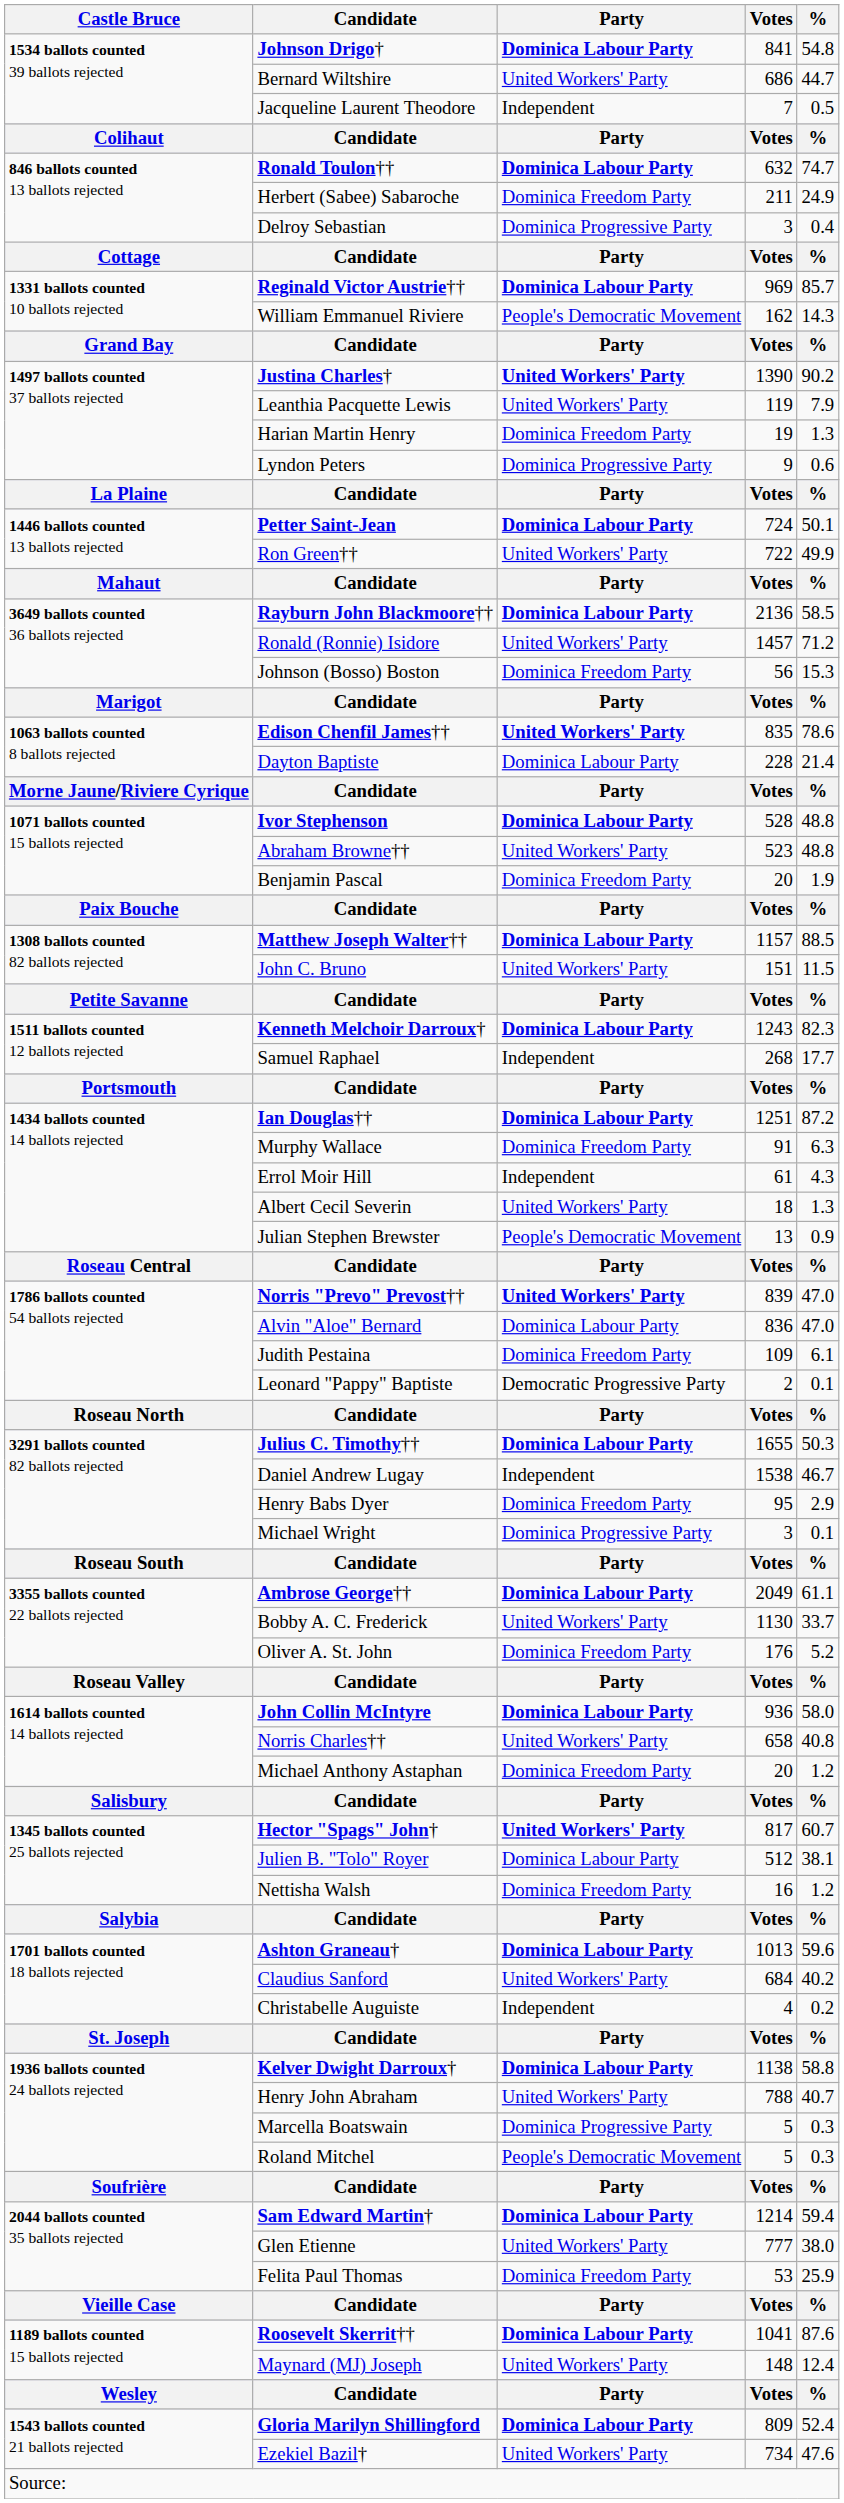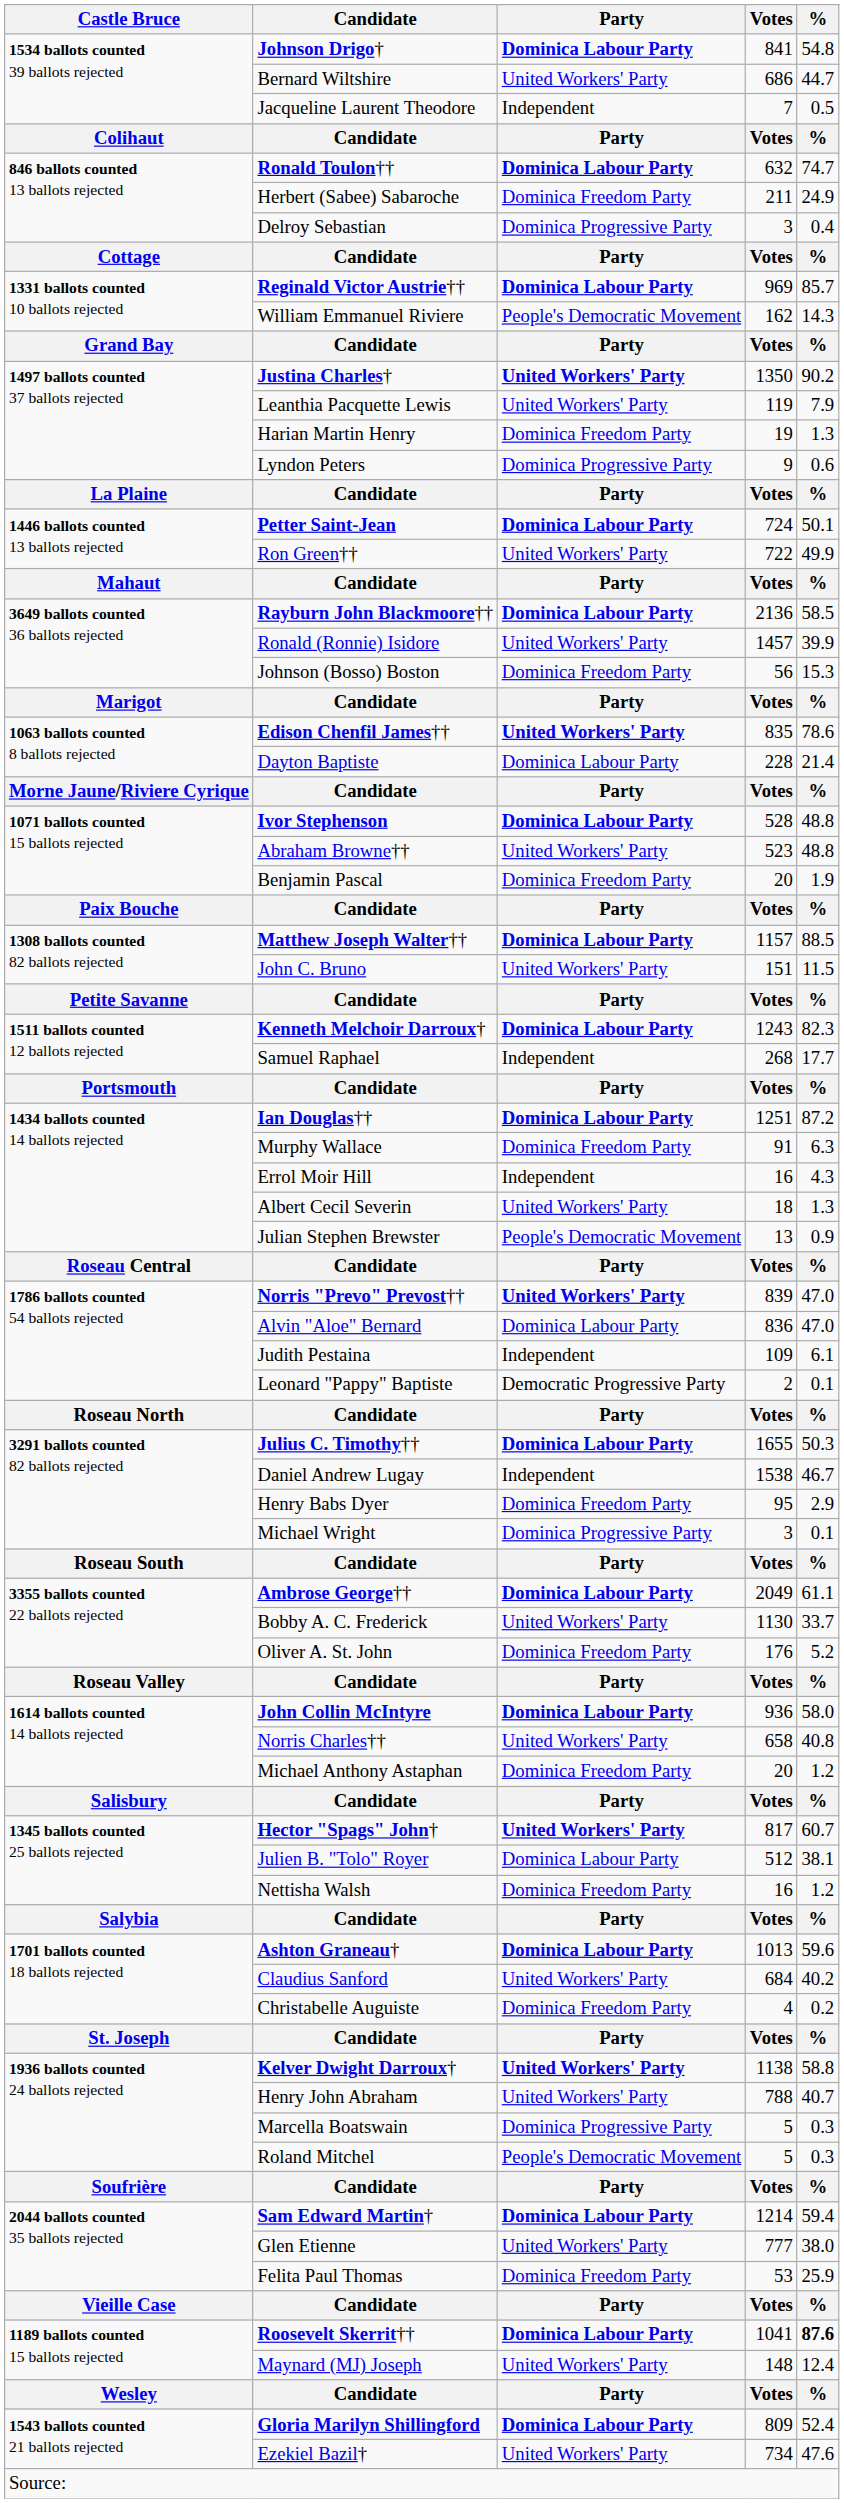(774, 375) 1390 -> (774, 375) 1350
(818, 642) 71.2 -> (818, 642) 39.9
(783, 1177) 61 -> (783, 1177) 16
(596, 1355) Dominica Freedom Party -> (548, 1355) Independent
(548, 2008) Independent -> (596, 2008) Dominica Freedom Party
(597, 2067) Dominica Labour Party -> (593, 2067) United Workers' Party
(818, 2335) normal -> (818, 2335) bold
